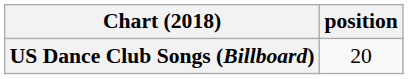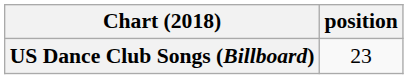(361, 55) 20 -> (361, 55) 23
